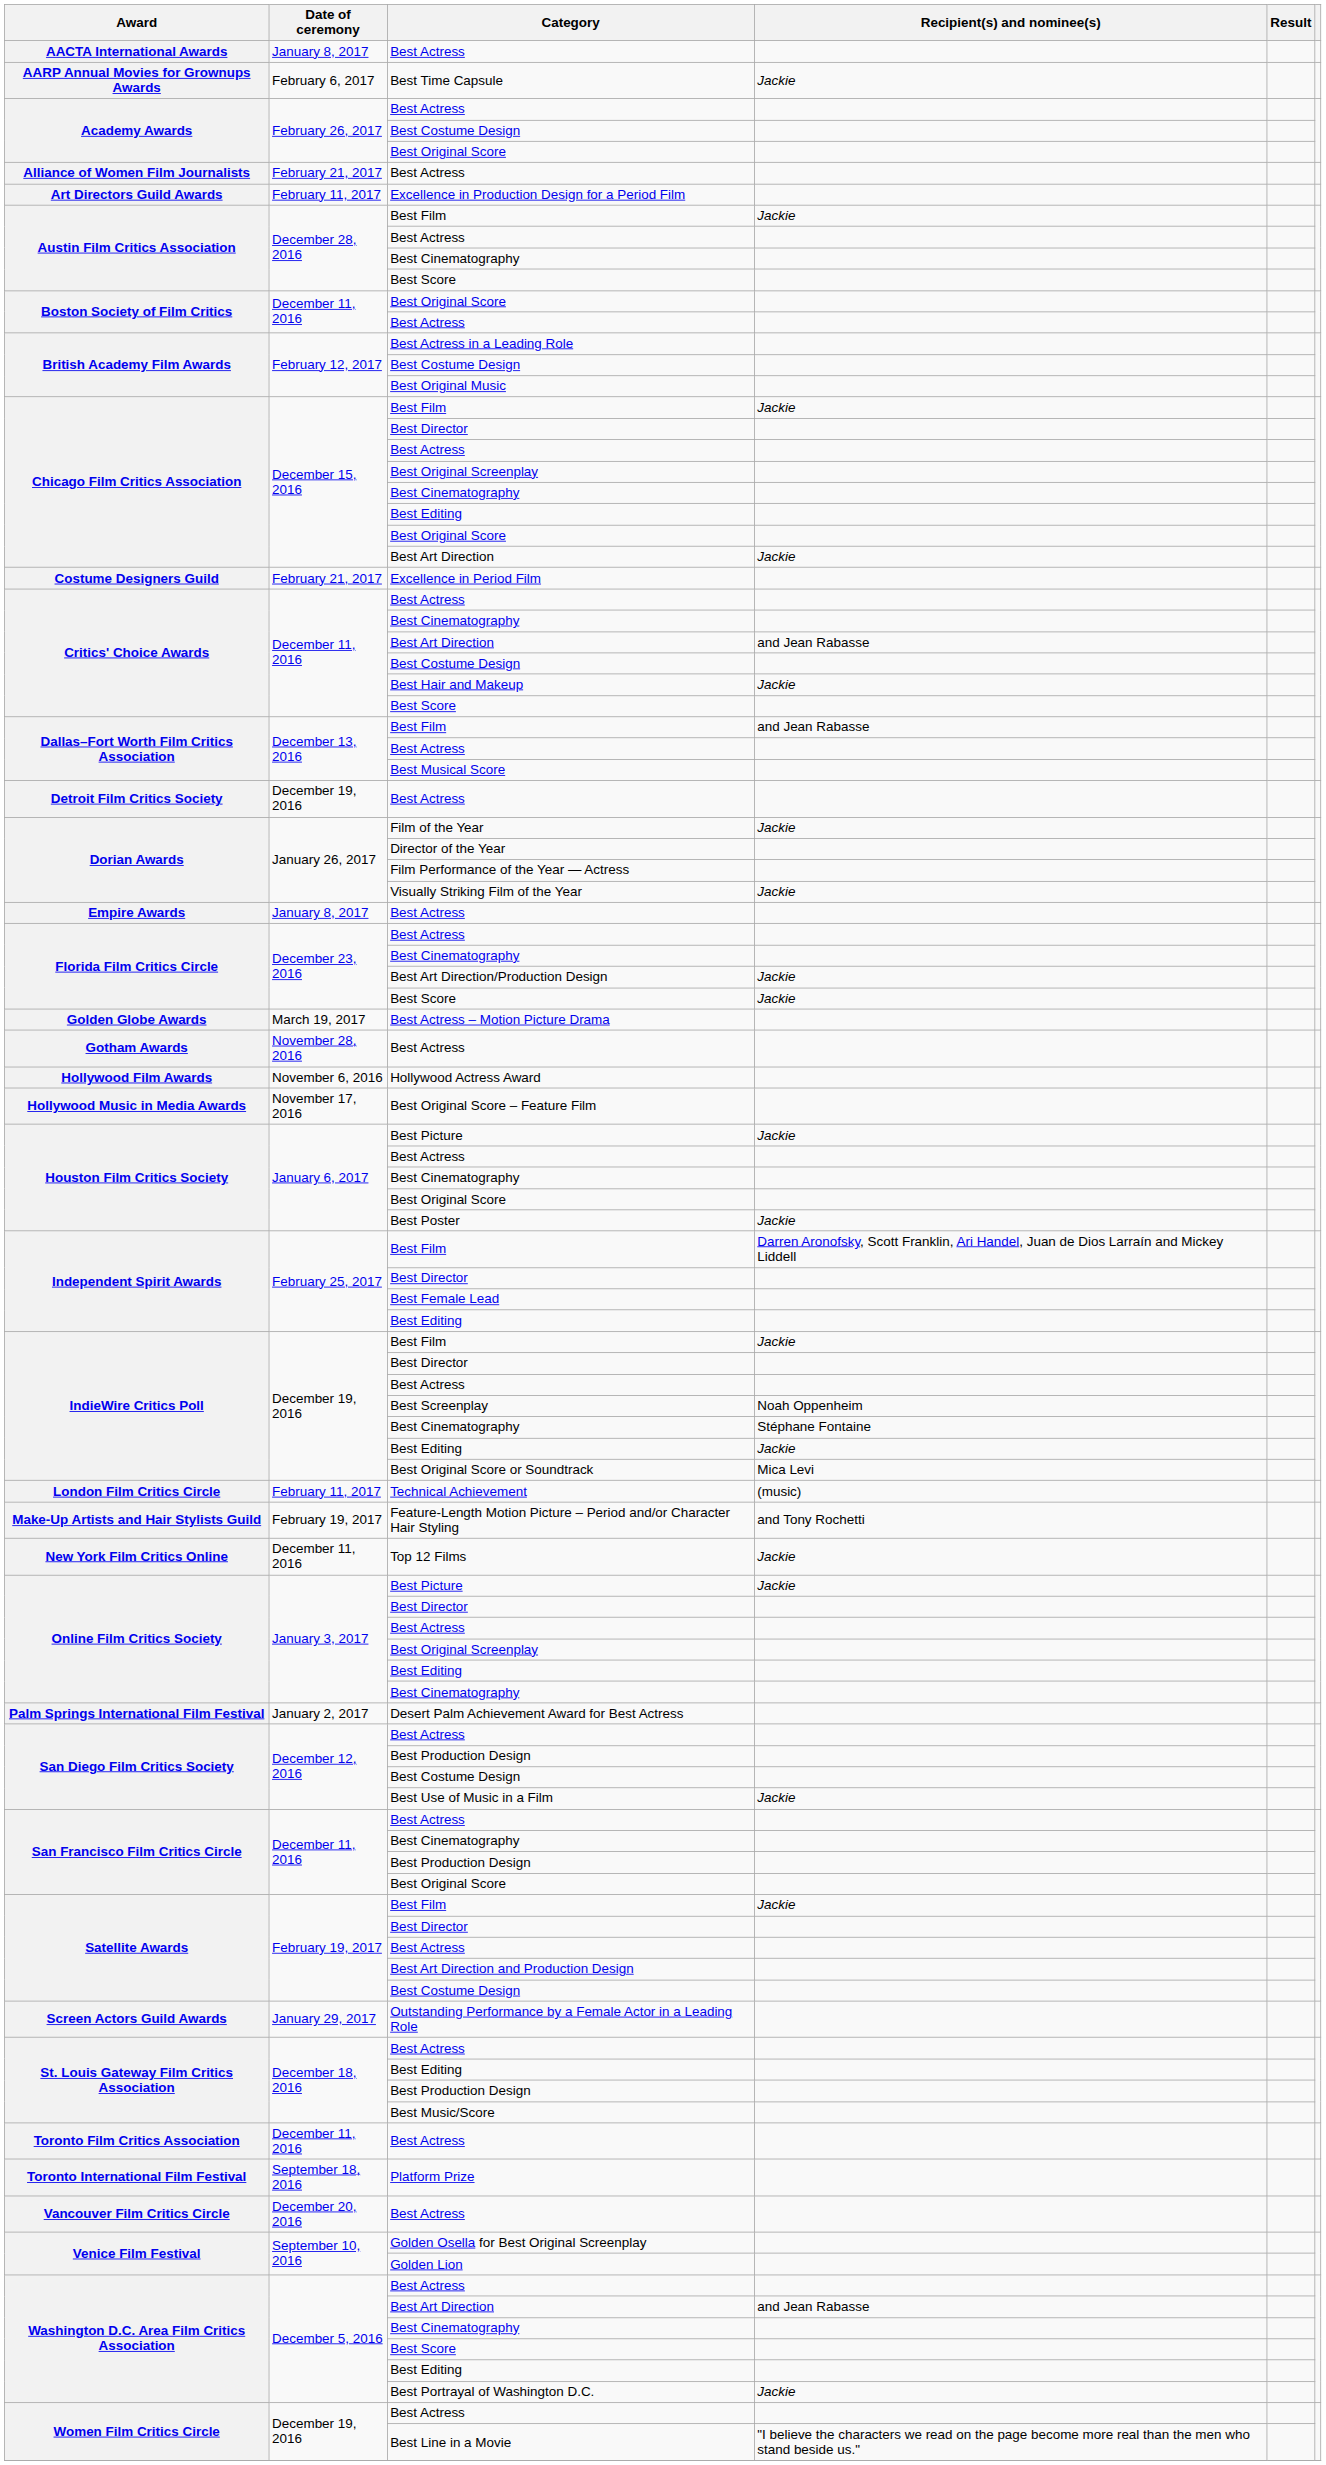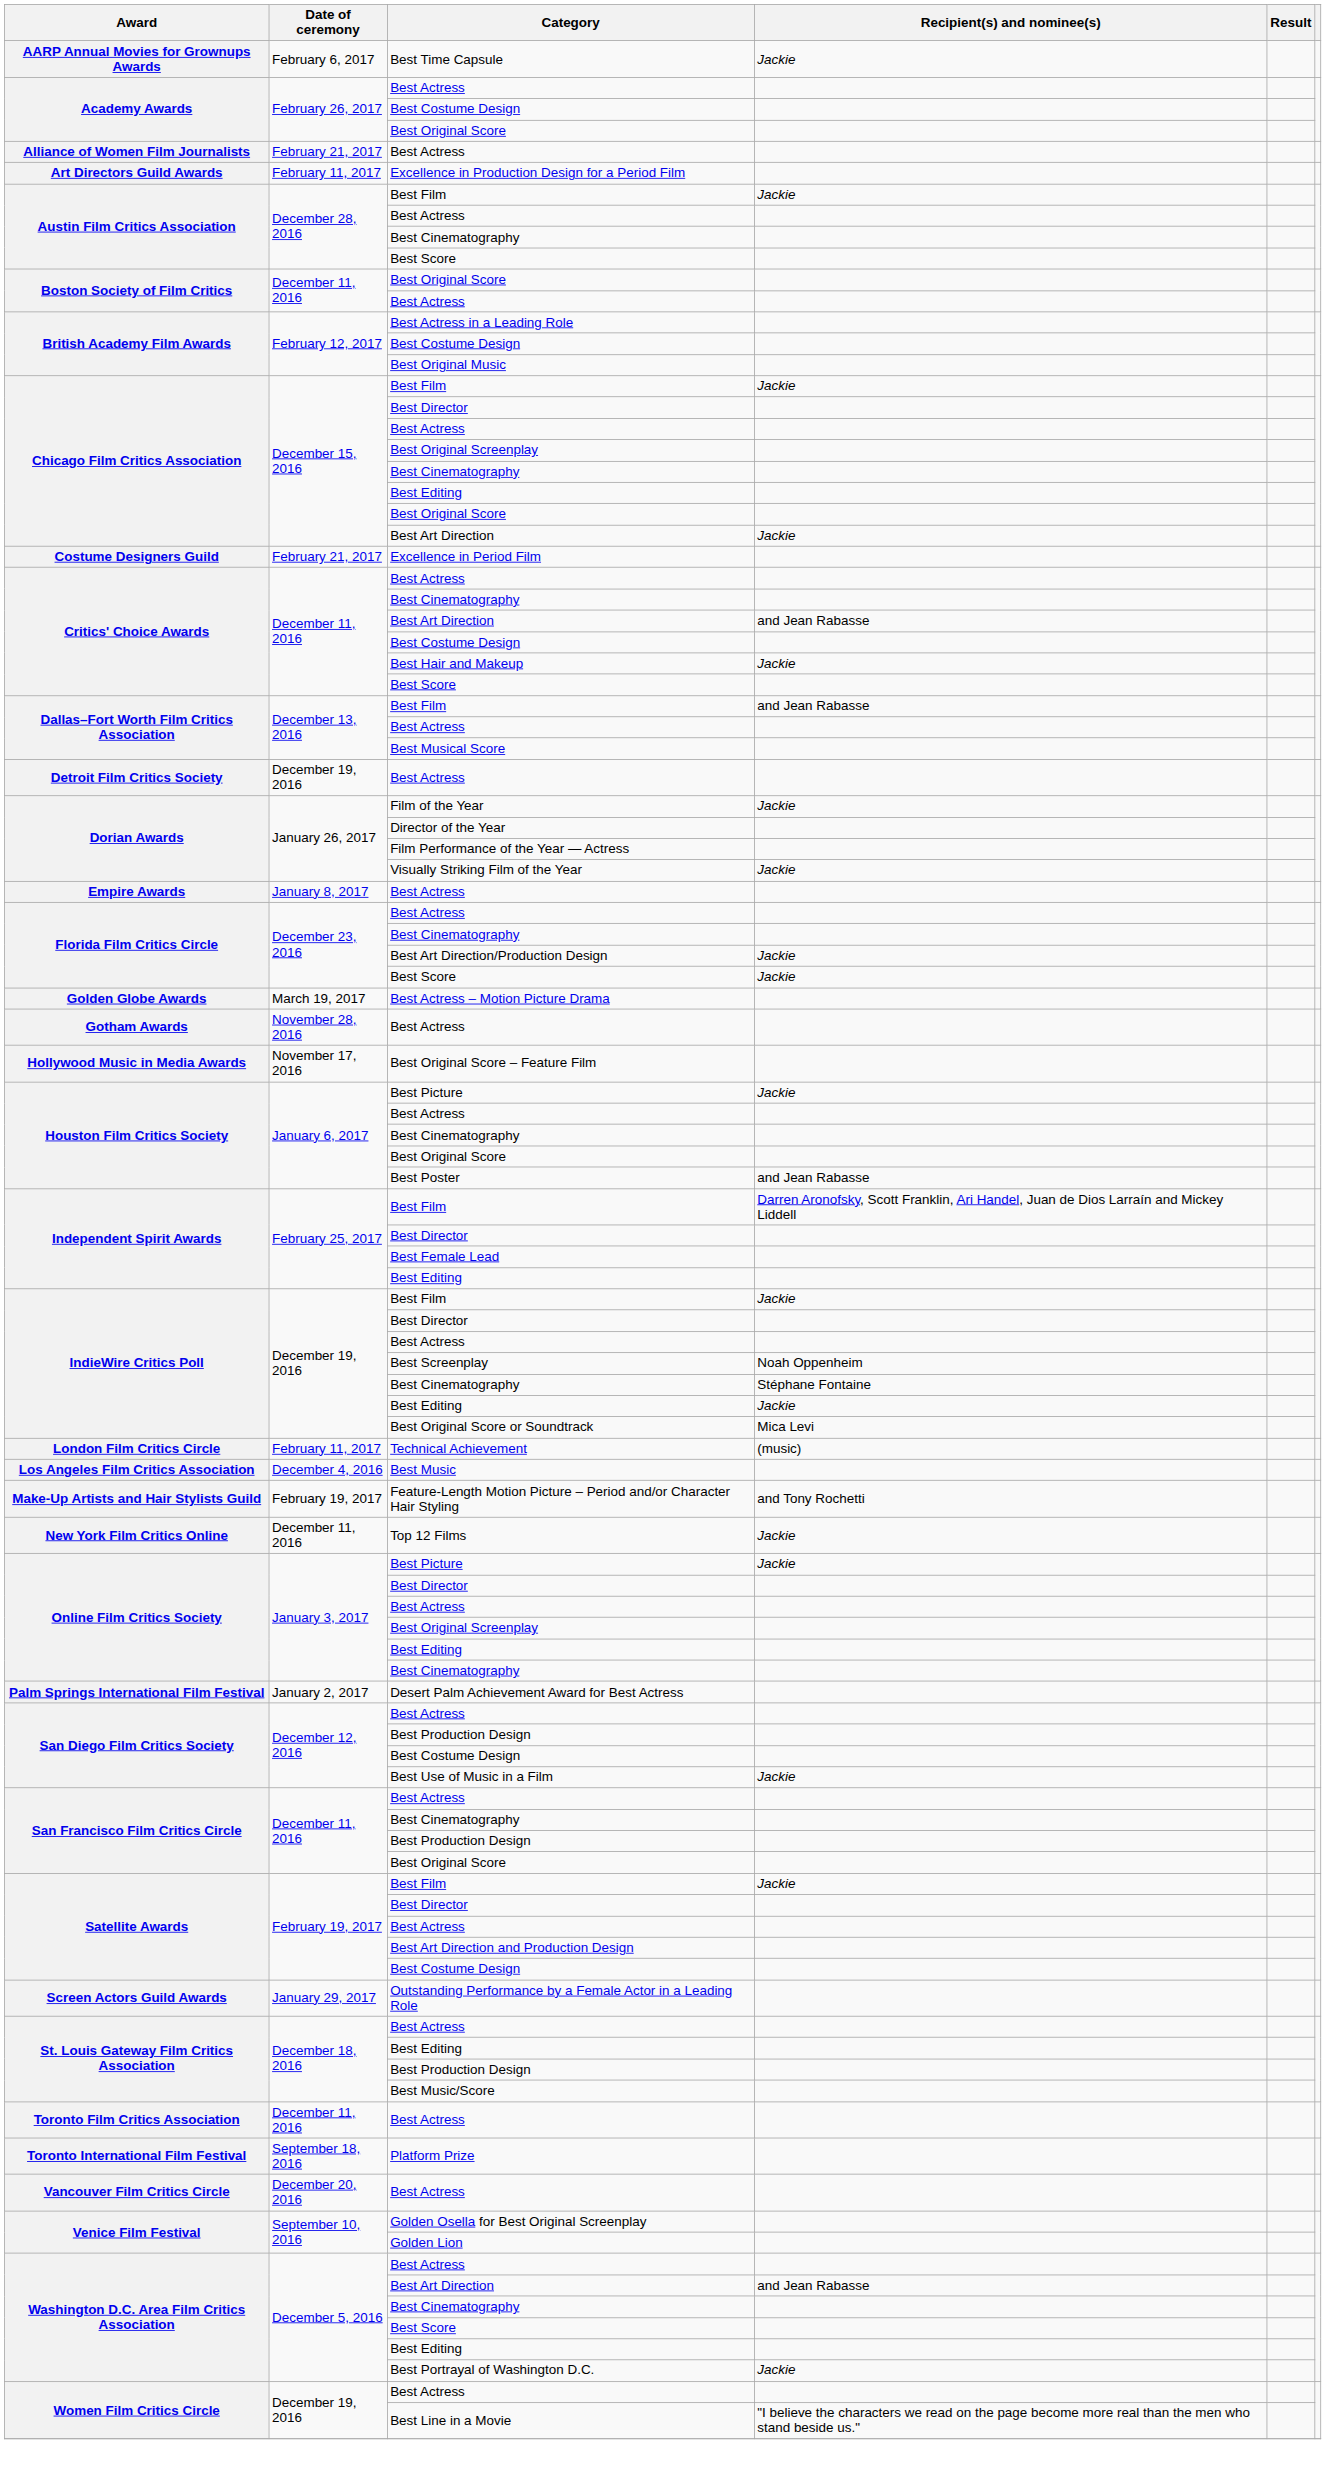- row: (137, 51)
- row: (137, 1077)
(776, 1220) Jackie -> (813, 1177) and Jean Rabasse
+ row: (137, 1470)
